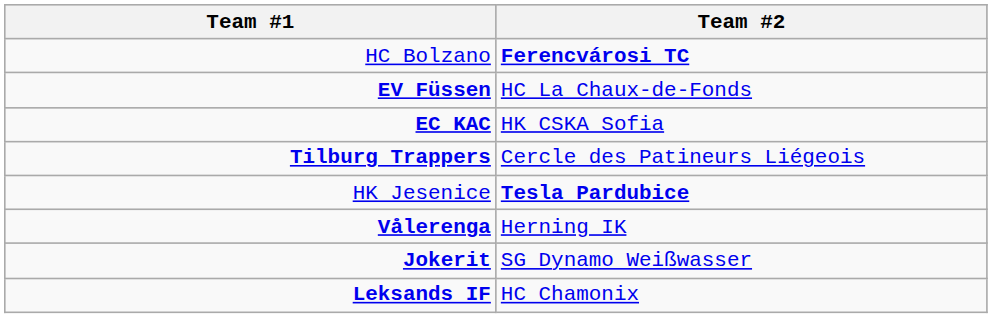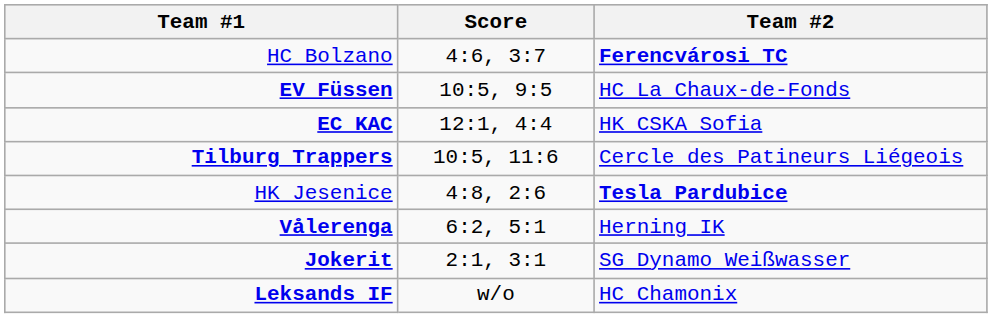+ column: (496, 22)
